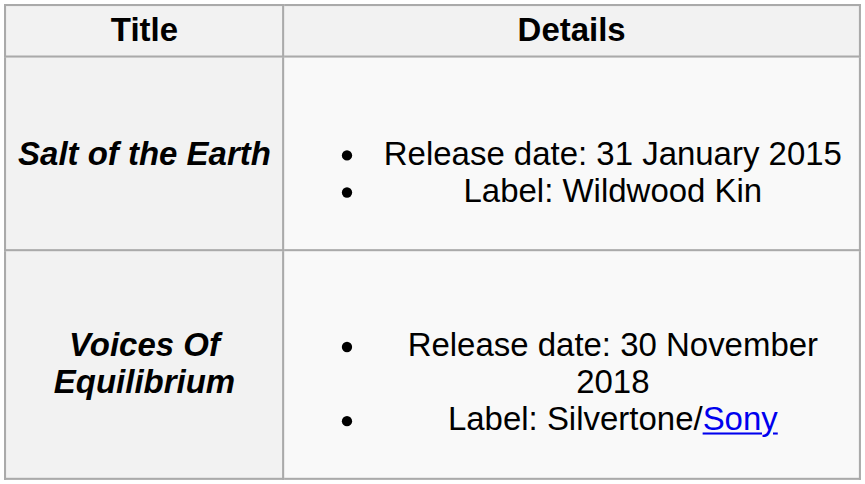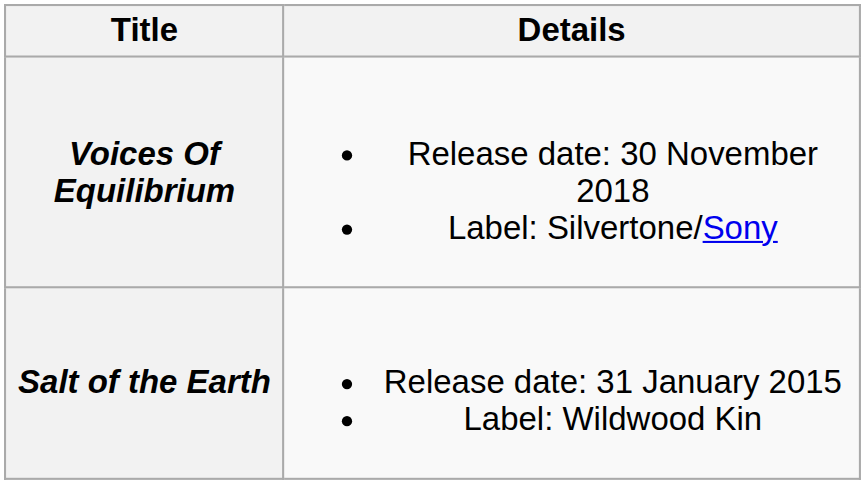rows swapped: (144, 152) <-> (144, 363)
